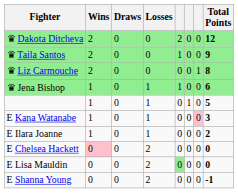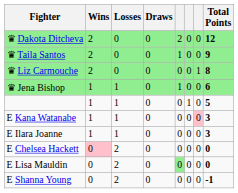columns swapped: (127, 17) <-> (159, 17)
(208, 134) 2 -> (208, 134) 3
